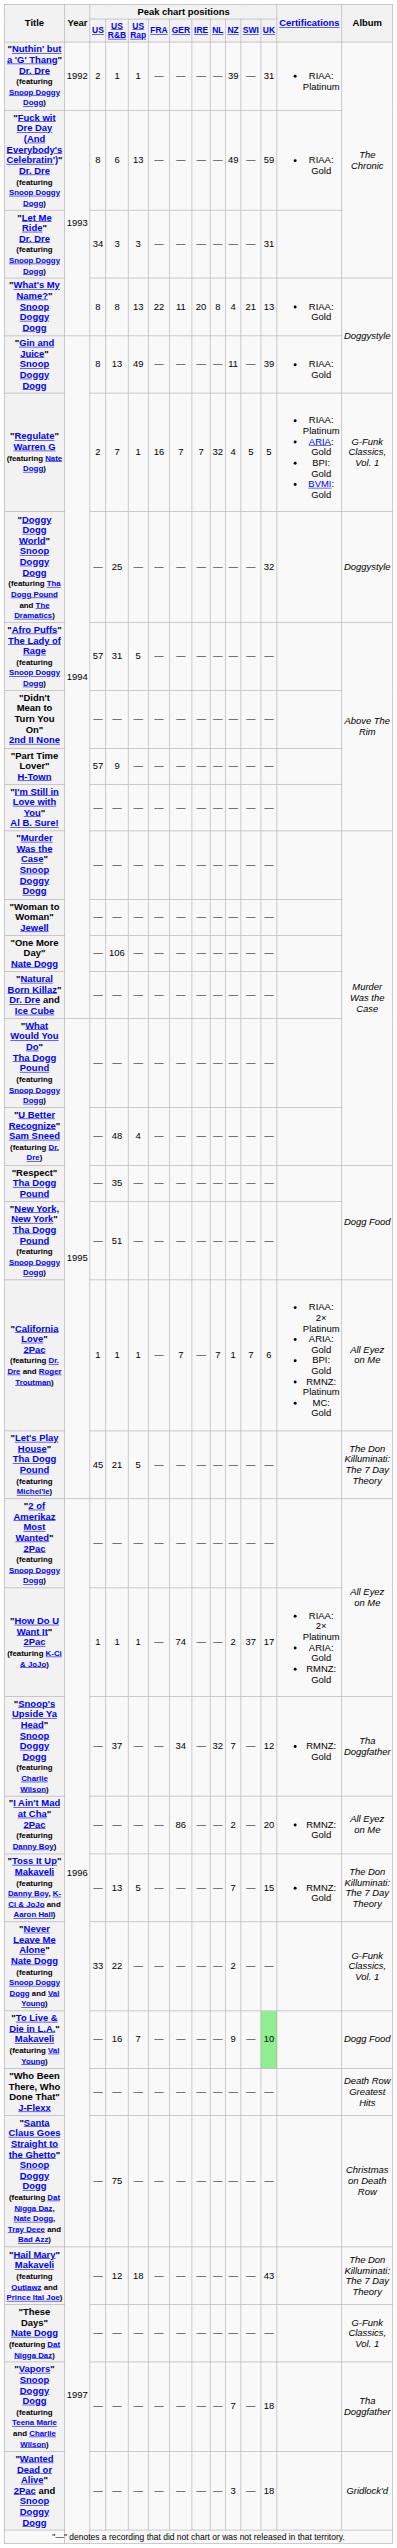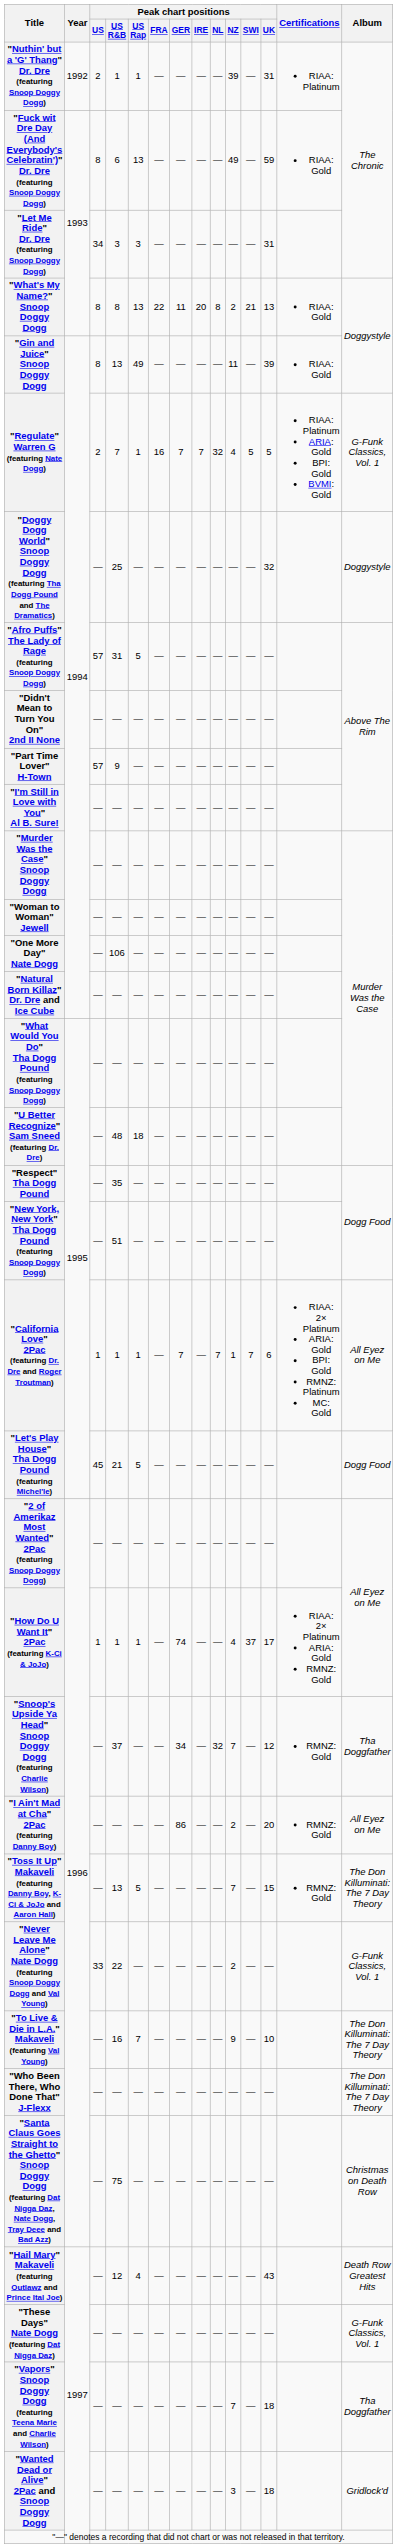(233, 307) 4 -> (233, 307) 2
(138, 1136) 4 -> (138, 1136) 18
(367, 1464) The Don Killuminati: The 7 Day Theory -> (367, 1464) Dogg Food
(233, 1642) 2 -> (233, 1642) 4
(269, 2039) lightgreen background -> (269, 2039) no background
(367, 2039) Dogg Food -> (367, 2039) The Don Killuminati: The 7 Day Theory
(367, 2092) Death Row Greatest Hits -> (367, 2092) The Don Killuminati: The 7 Day Theory
(138, 2276) 18 -> (138, 2276) 4
(367, 2276) The Don Killuminati: The 7 Day Theory -> (367, 2276) Death Row Greatest Hits
